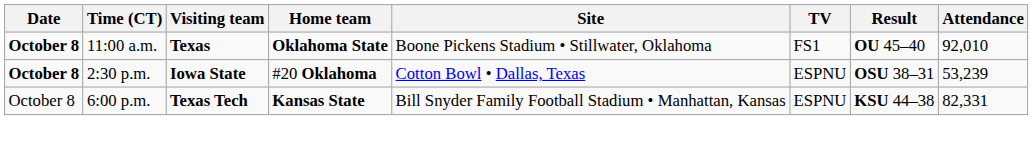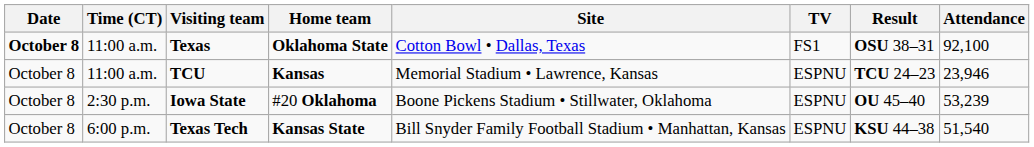(554, 46) Boone Pickens Stadium • Stillwater, Oklahoma -> (490, 46) Cotton Bowl • Dallas, Texas
(890, 46) OU 45–40 -> (894, 46) OSU 38–31
(965, 46) 92,010 -> (966, 46) 92,100
+ row: (188, 73)
(44, 73) bold -> (42, 101) normal
(490, 73) Cotton Bowl • Dallas, Texas -> (554, 101) Boone Pickens Stadium • Stillwater, Oklahoma
(894, 73) OSU 38–31 -> (890, 101) OU 45–40
(965, 101) 82,331 -> (966, 128) 51,540
